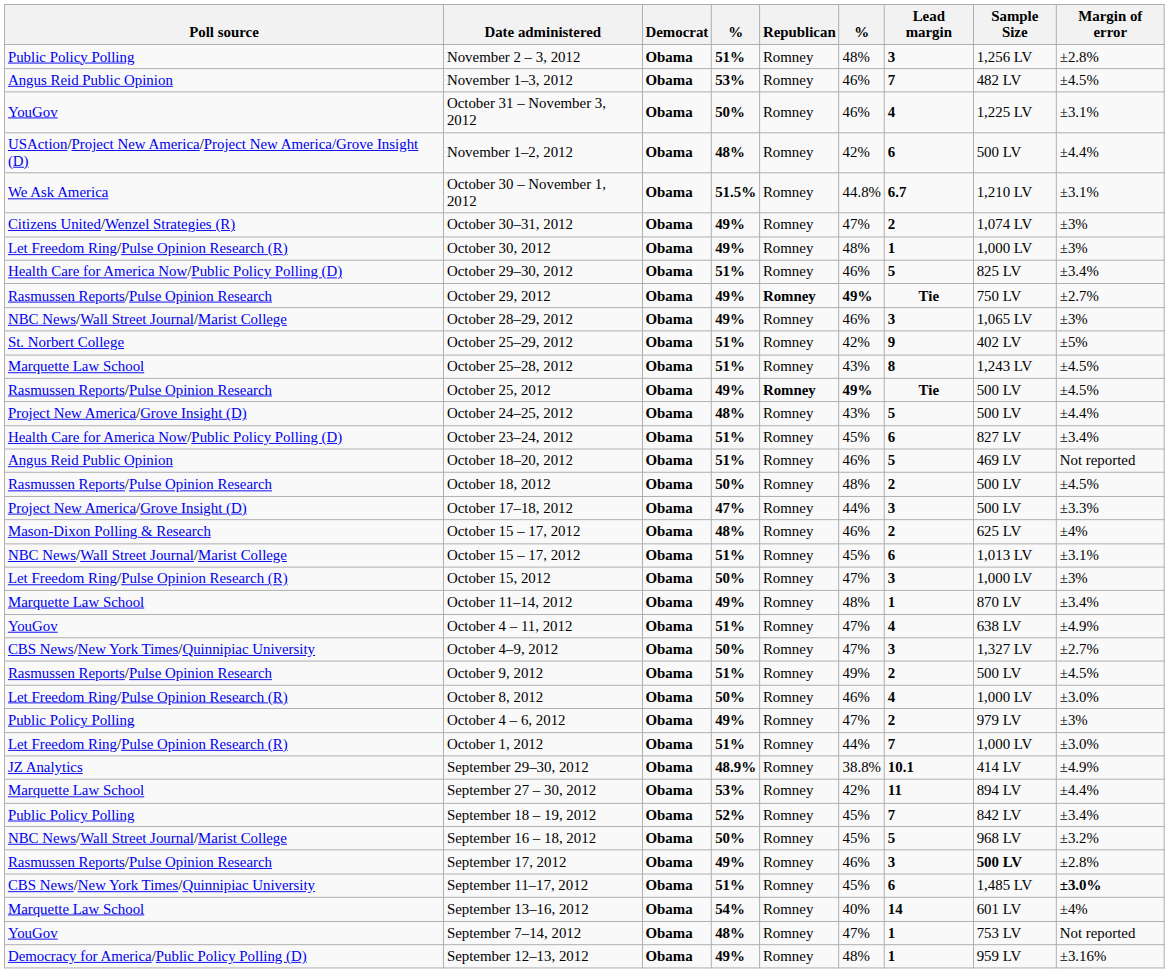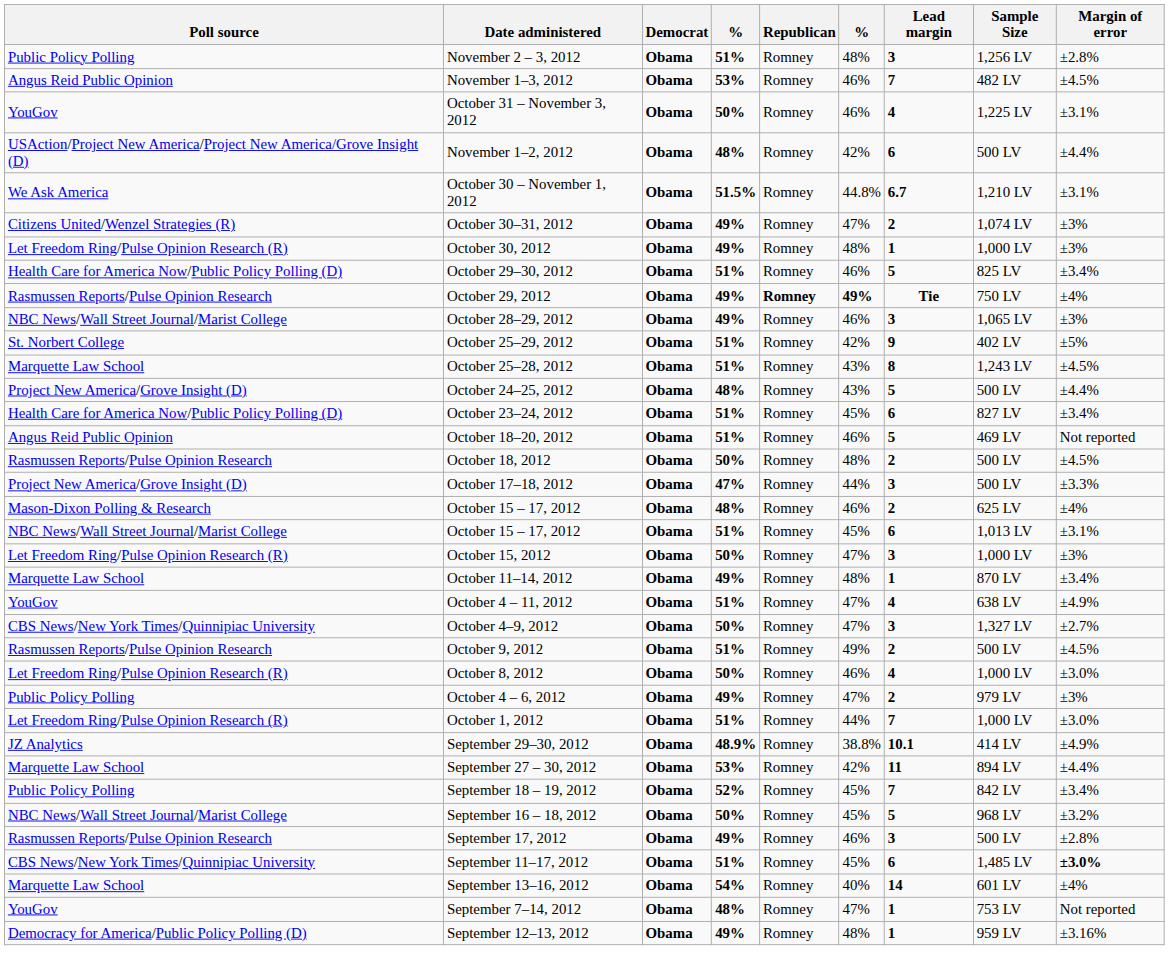(1079, 295) ±2.7% -> (1074, 295) ±4%
- row: (140, 390)
(999, 862) bold -> (999, 838) normal
